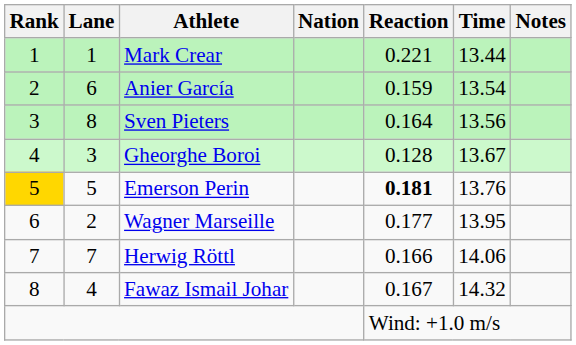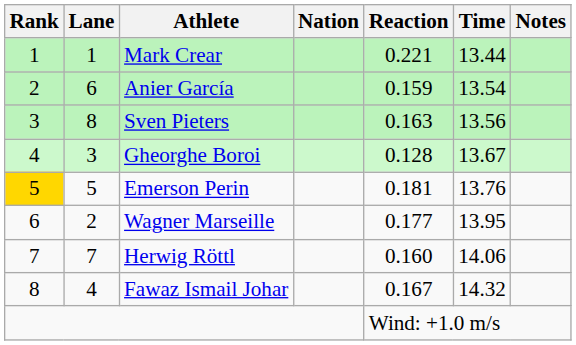(409, 121) 0.164 -> (409, 121) 0.163
(409, 188) bold -> (409, 188) normal
(409, 255) 0.166 -> (409, 255) 0.160
